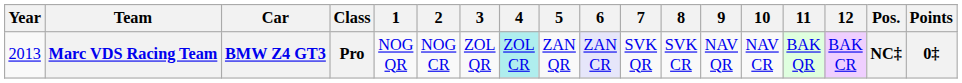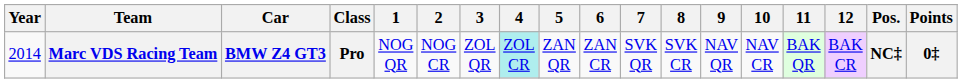(25, 54) 2013 -> (25, 54) 2014
(600, 54) lavender background -> (600, 54) no background
